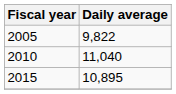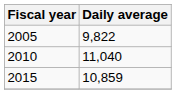(103, 78) 10,895 -> (103, 78) 10,859
